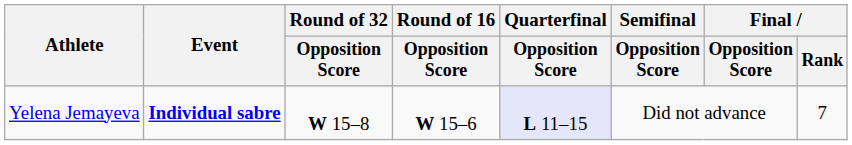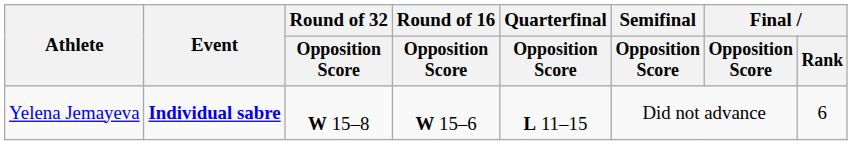(555, 124) lavender background -> (555, 124) no background
(822, 113) 7 -> (822, 113) 6
